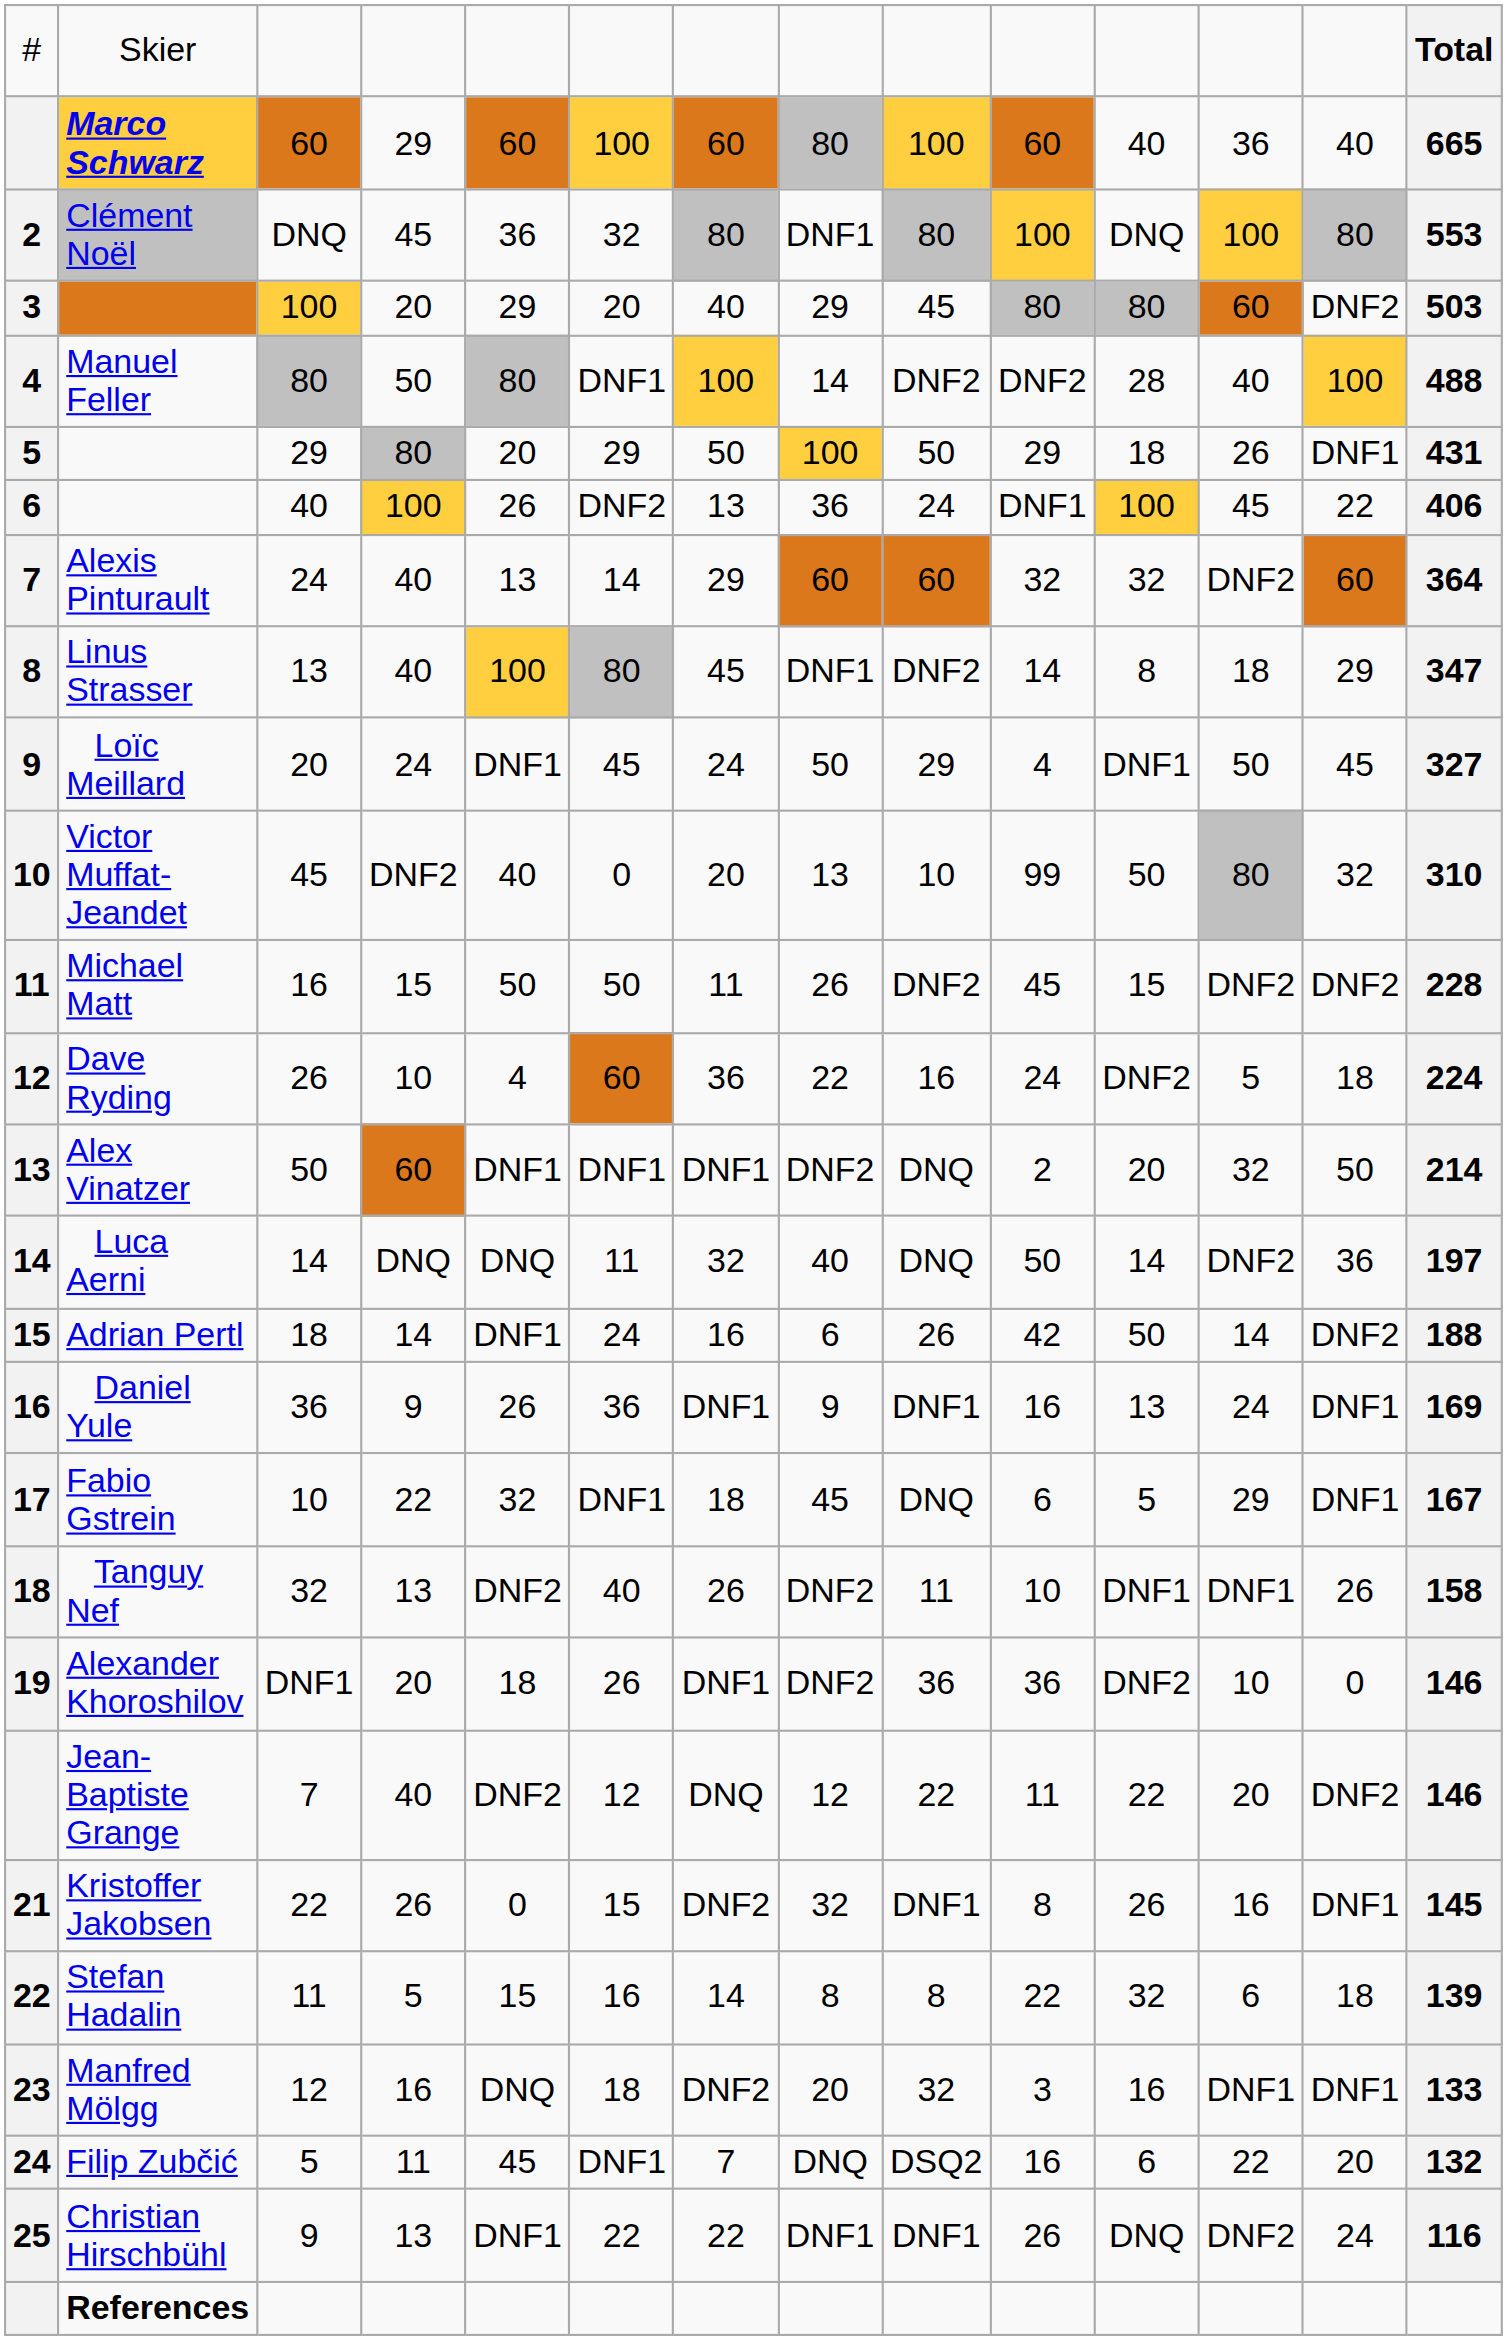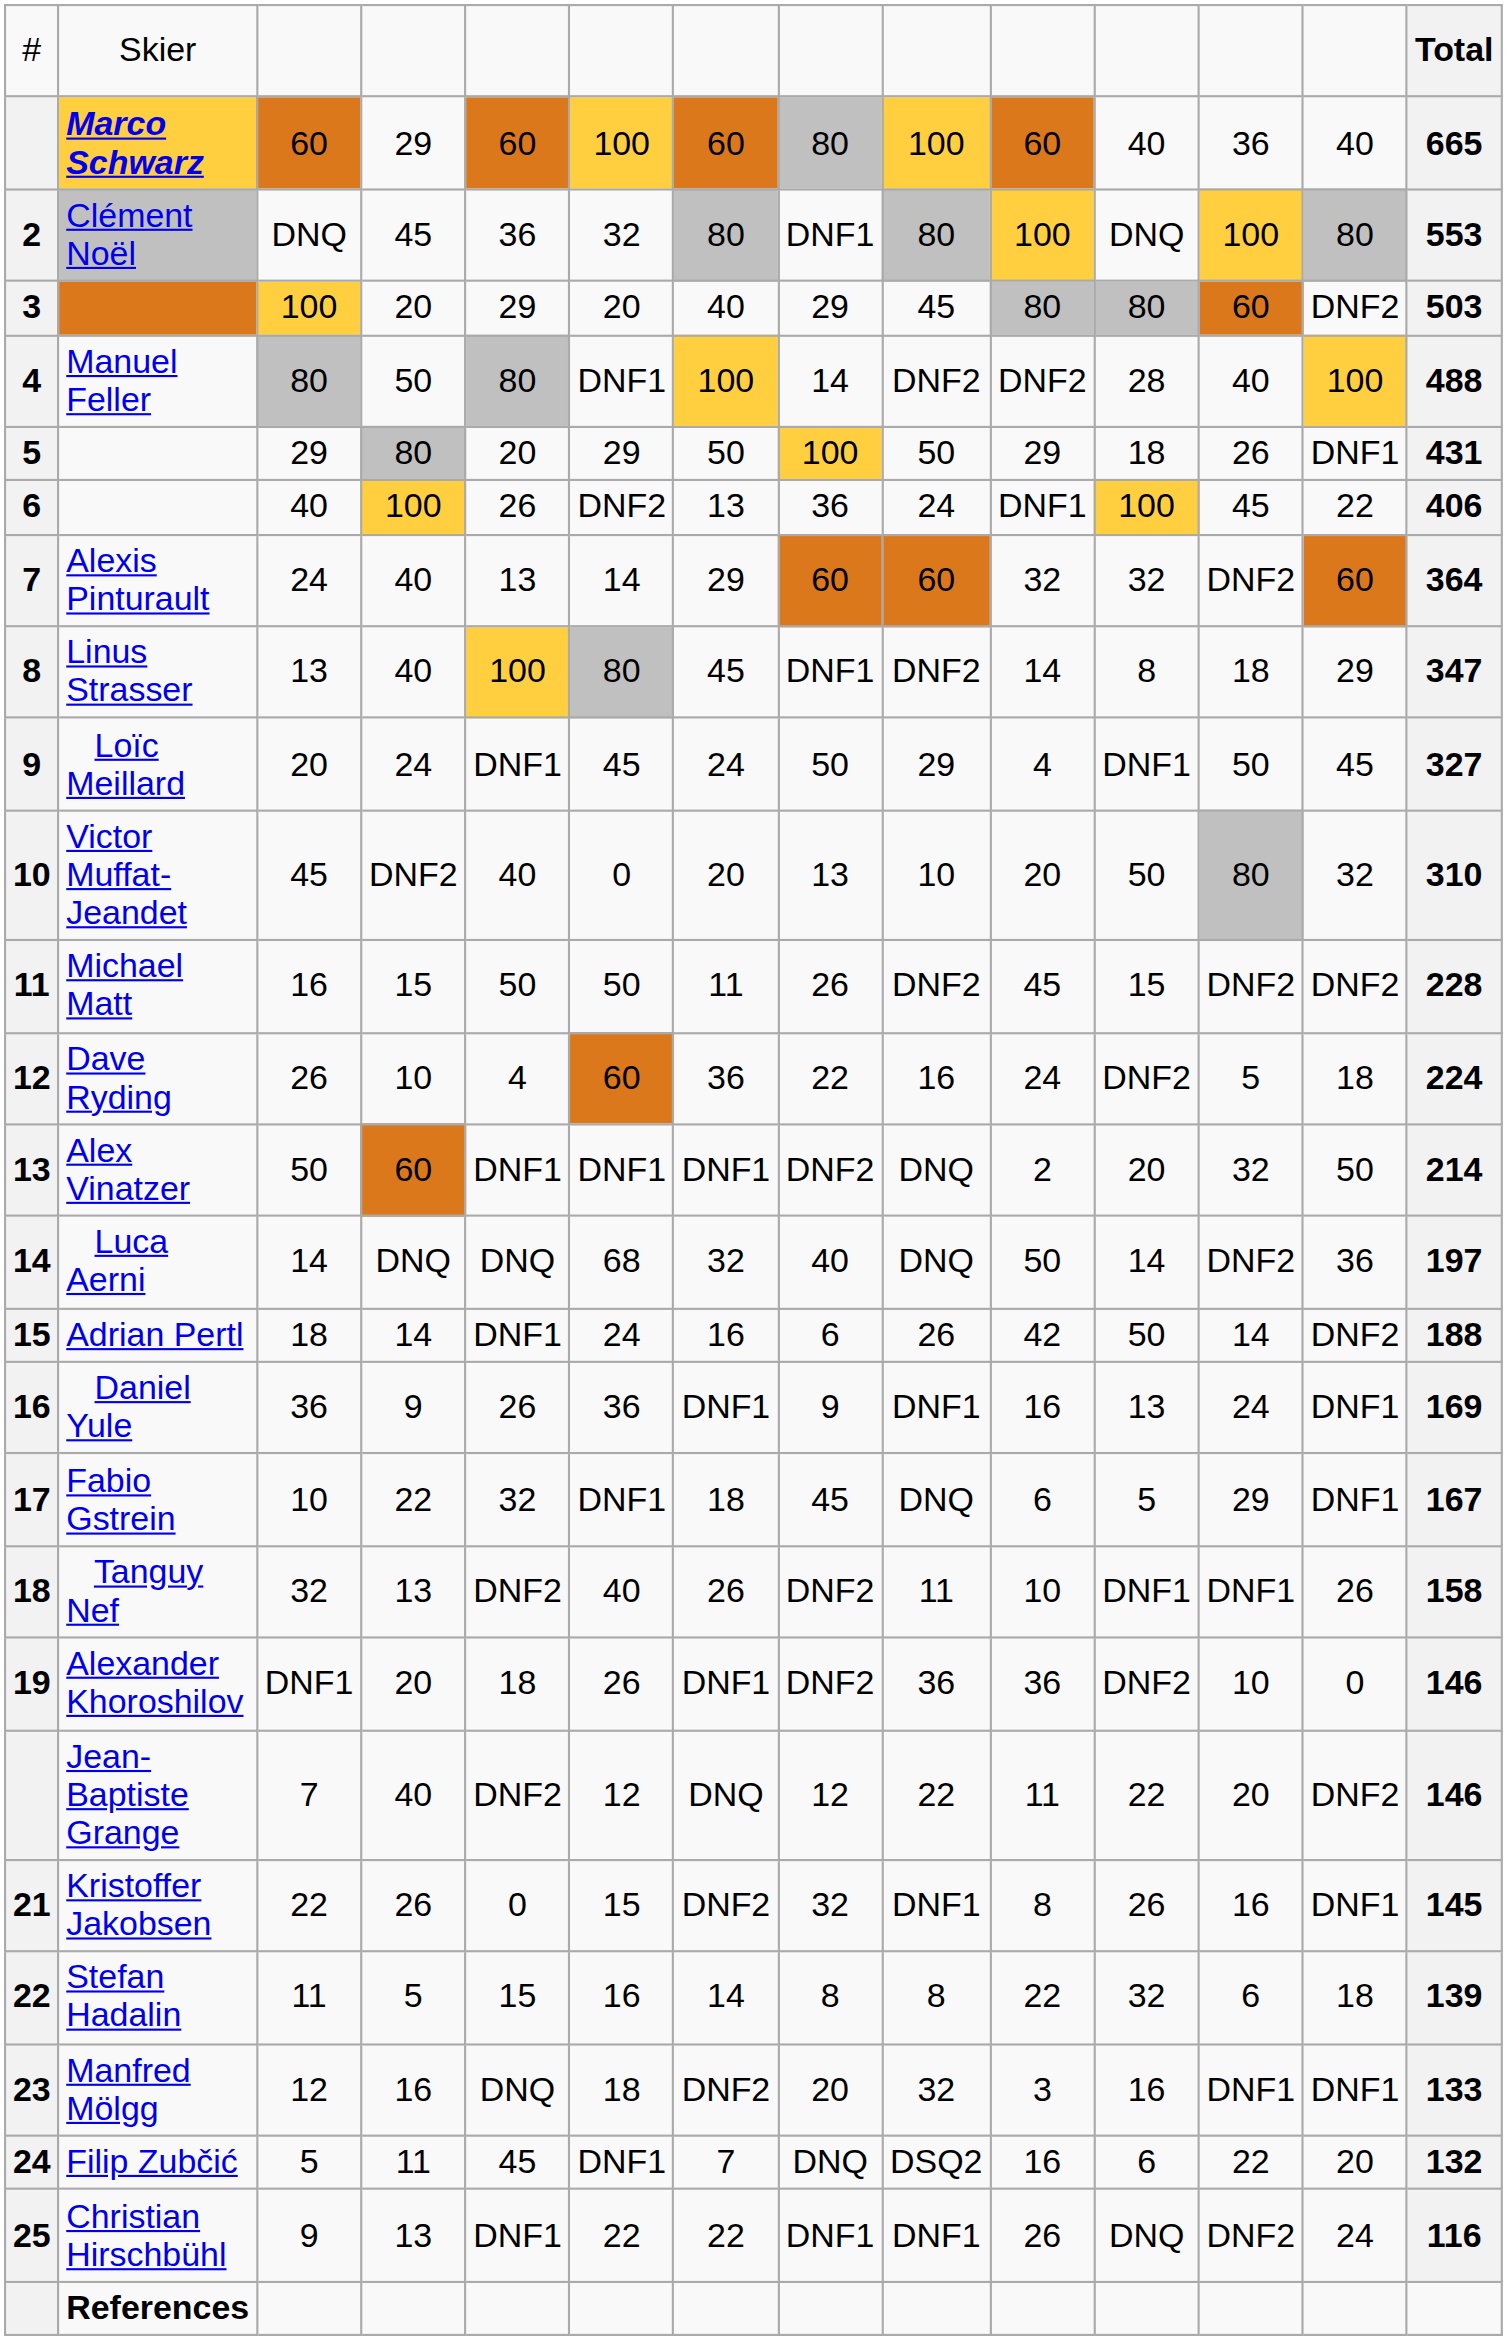(1042, 874) 99 -> (1042, 874) 20
(622, 1261) 11 -> (622, 1261) 68
